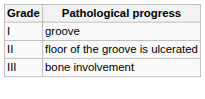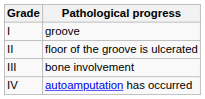+ row: (12, 85)
